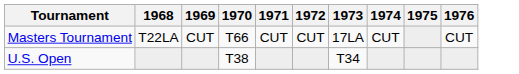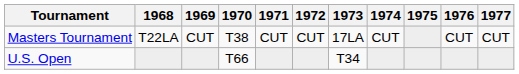+ column: (496, 15)
(237, 37) T66 -> (237, 37) T38
(237, 59) T38 -> (237, 59) T66
